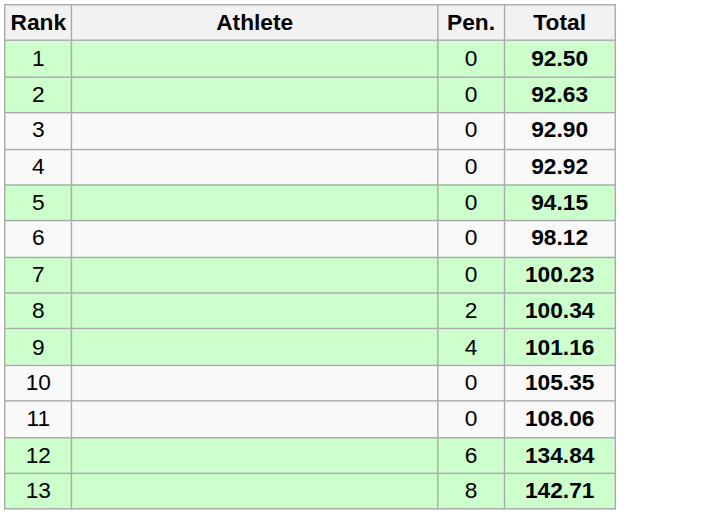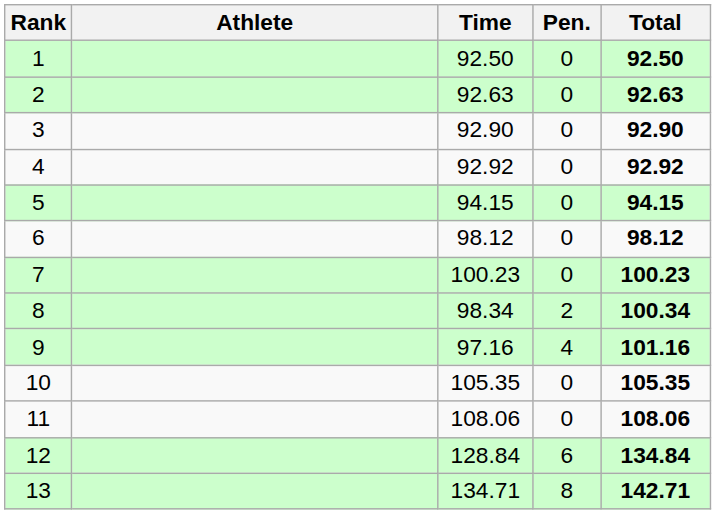+ column: (485, 22)
